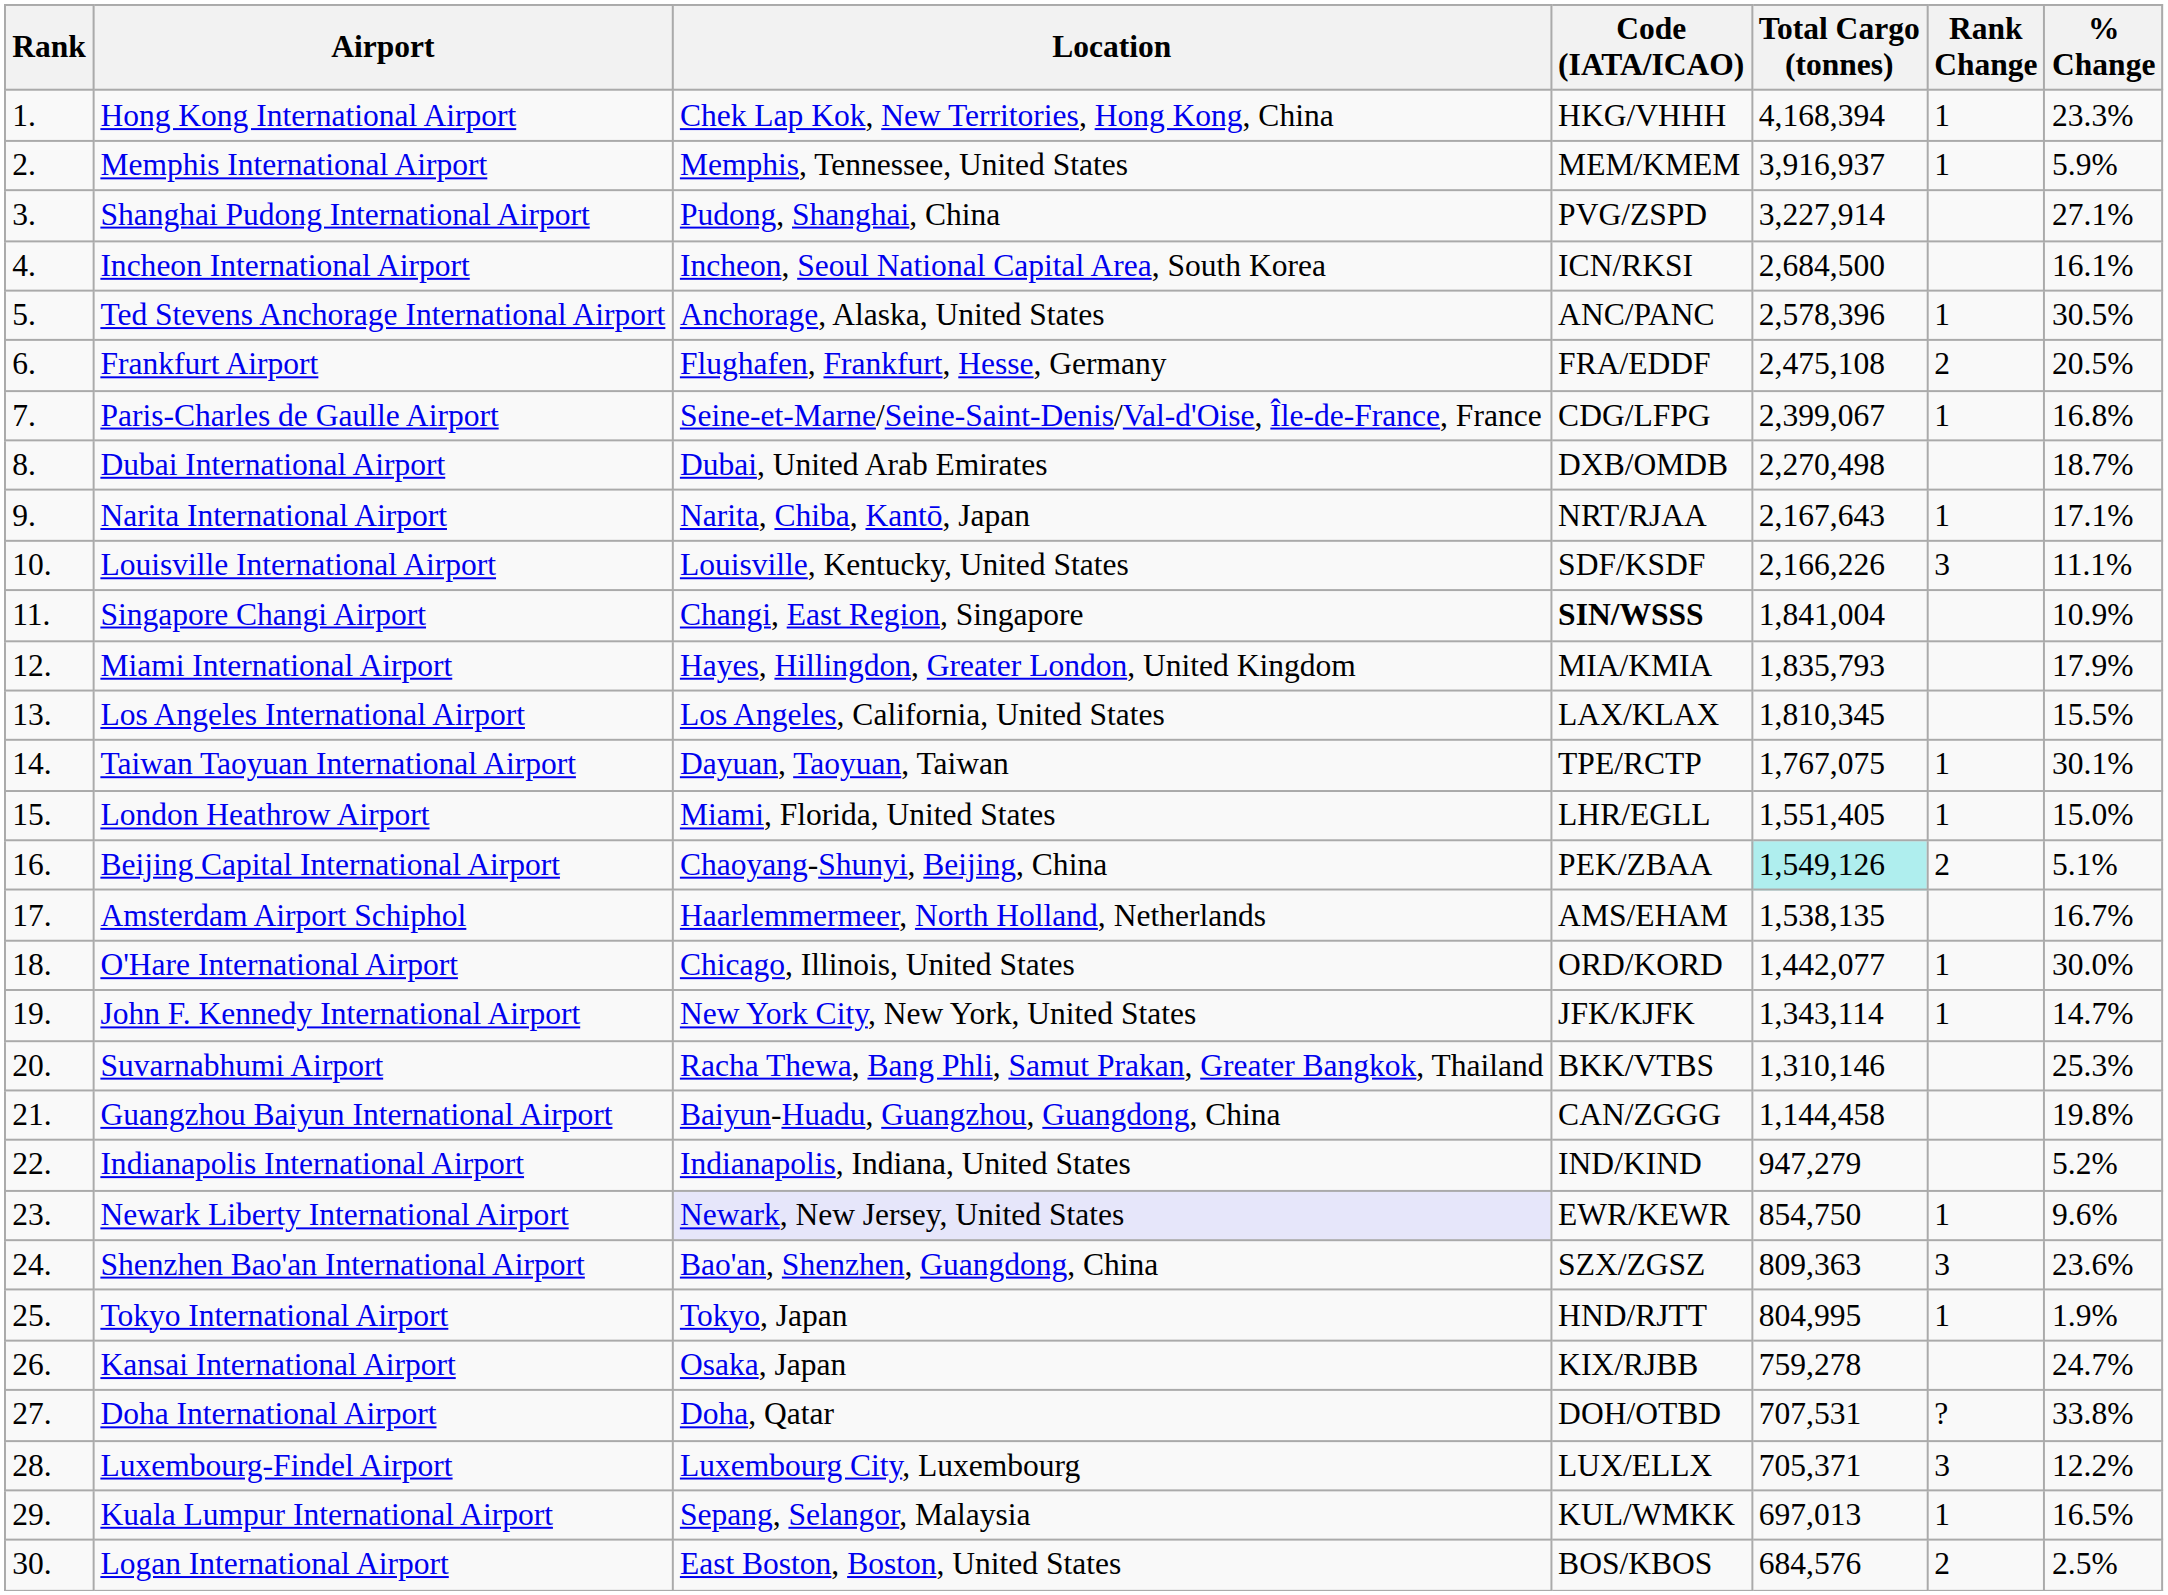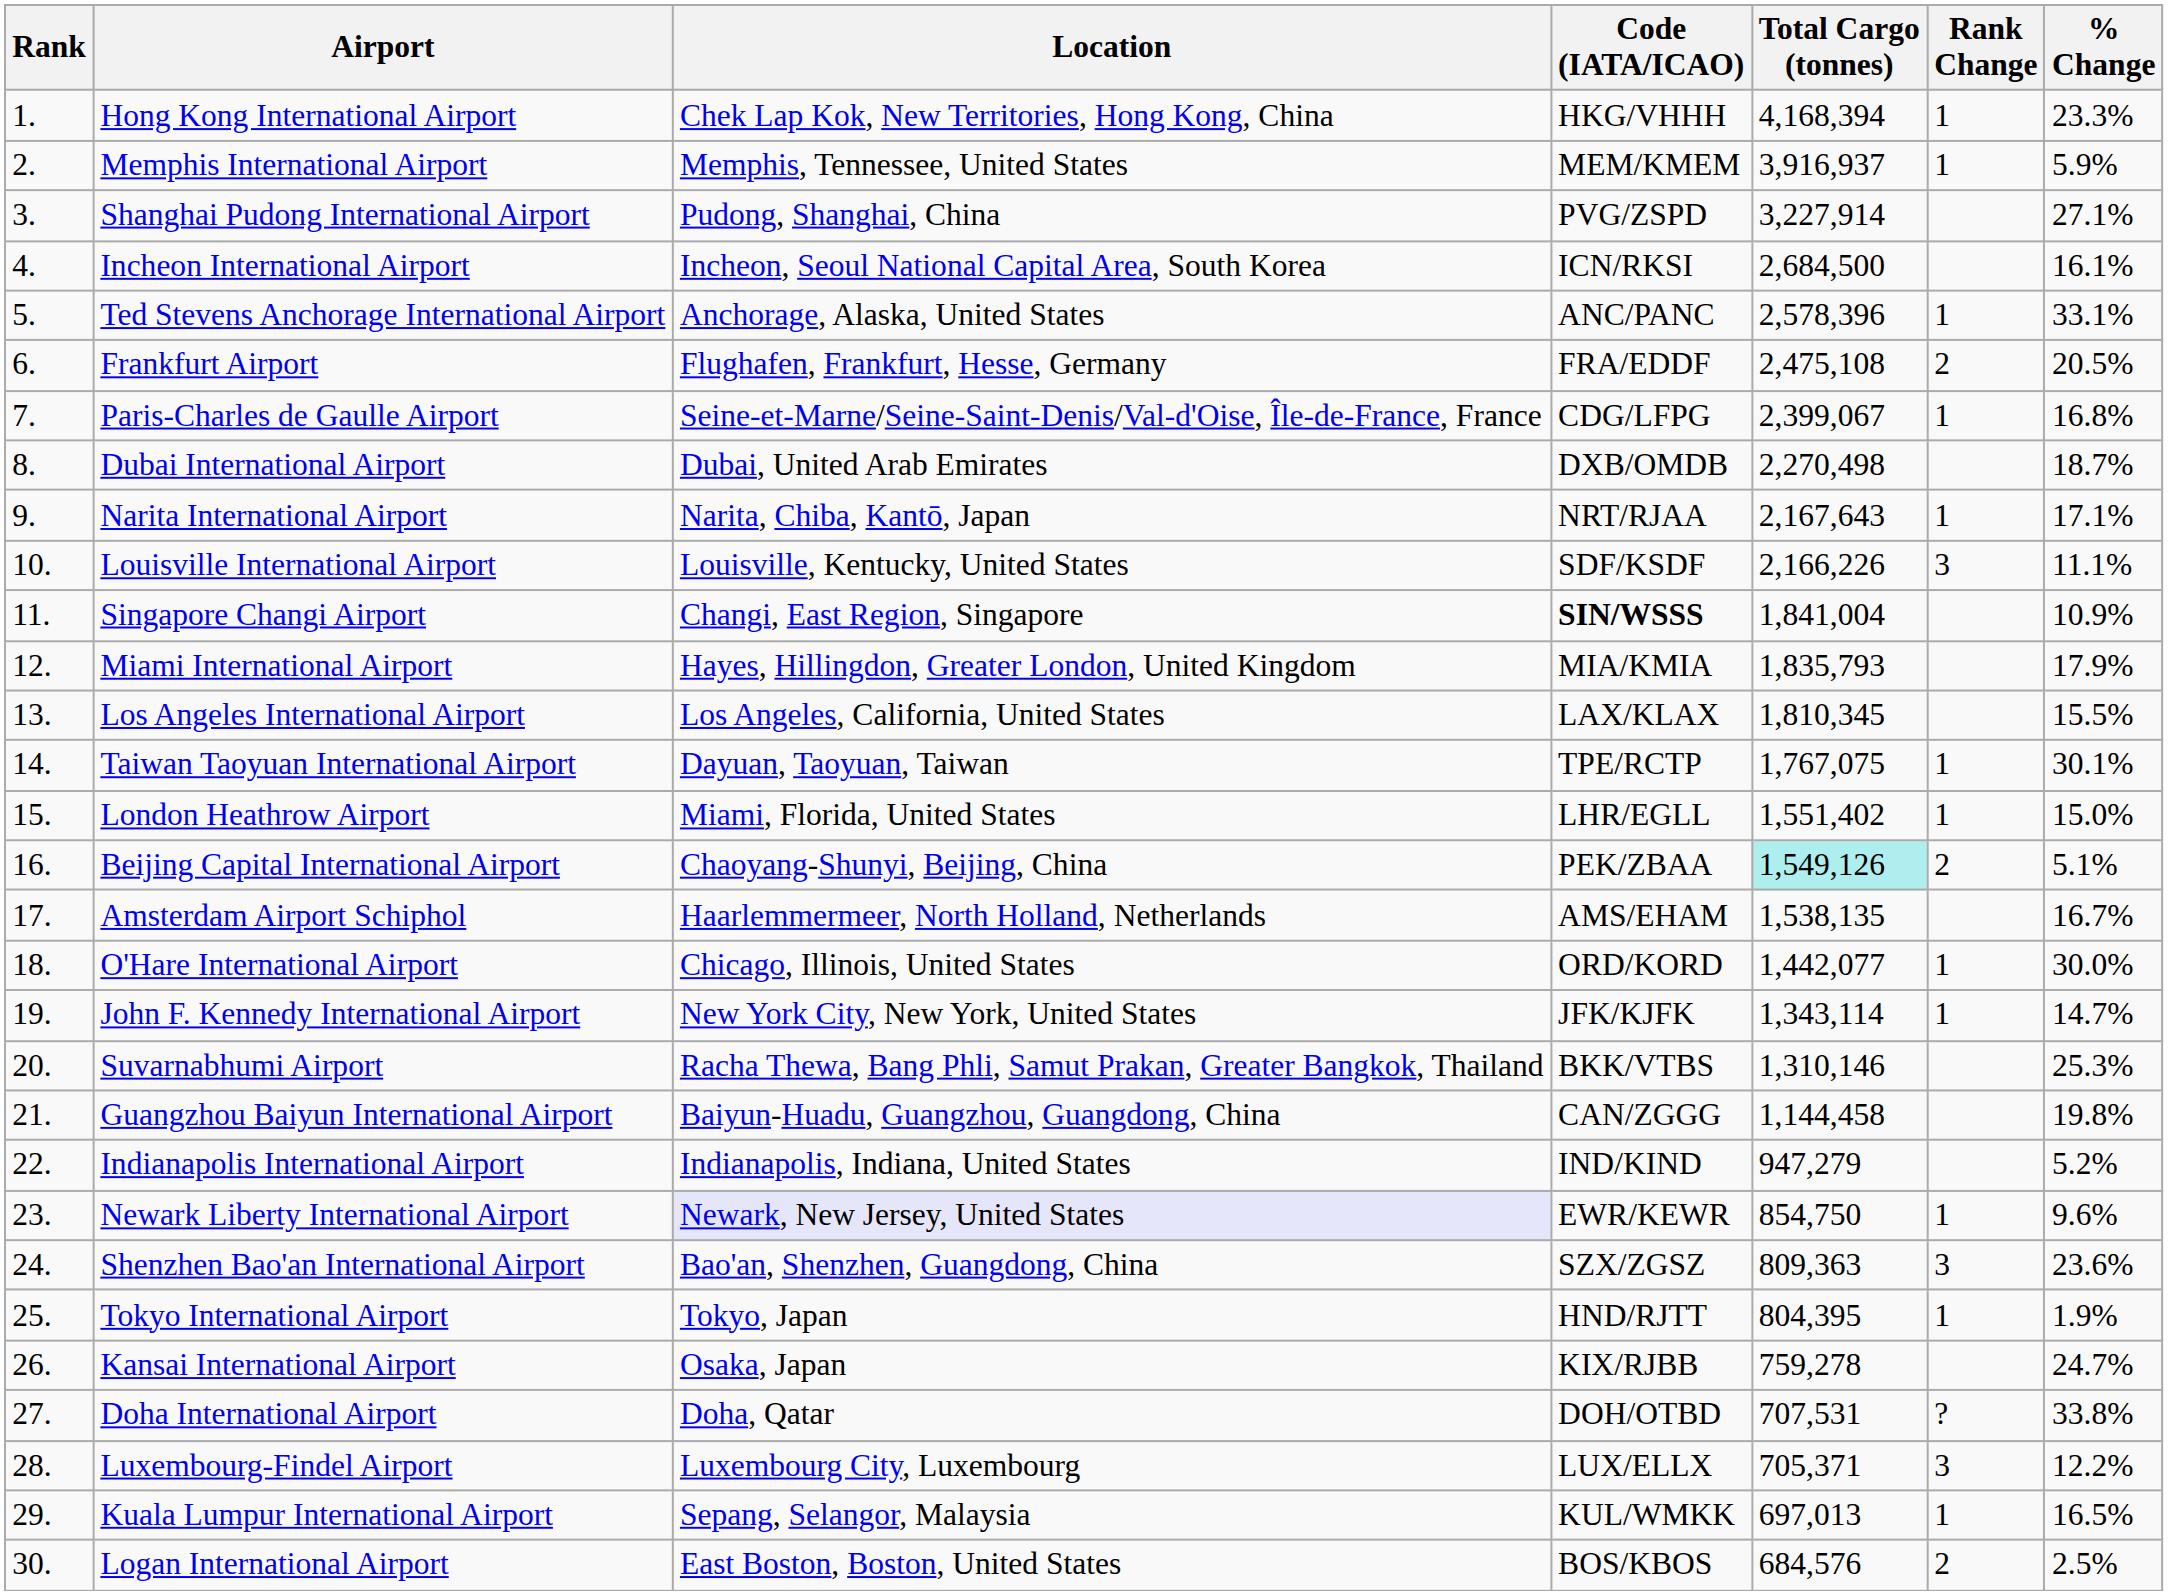(2093, 314) 30.5% -> (2093, 314) 33.1%
(1822, 814) 1,551,405 -> (1822, 814) 1,551,402
(1810, 1314) 804,995 -> (1810, 1314) 804,395
